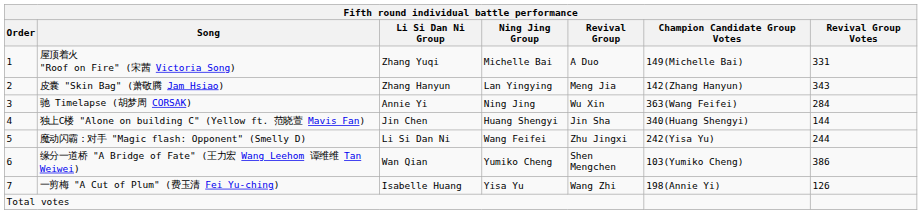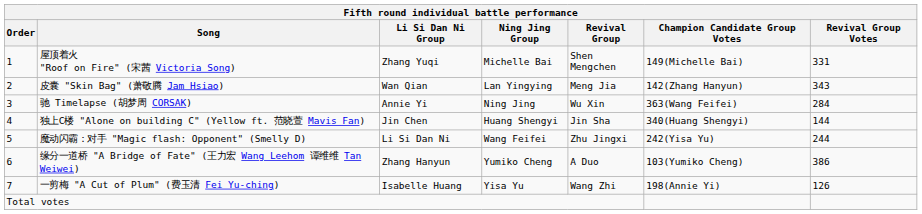(584, 62) A Duo -> (593, 62) Shen Mengchen
(416, 86) Zhang Hanyun -> (405, 86) Wan Qian
(405, 162) Wan Qian -> (416, 162) Zhang Hanyun
(593, 162) Shen Mengchen -> (584, 162) A Duo
